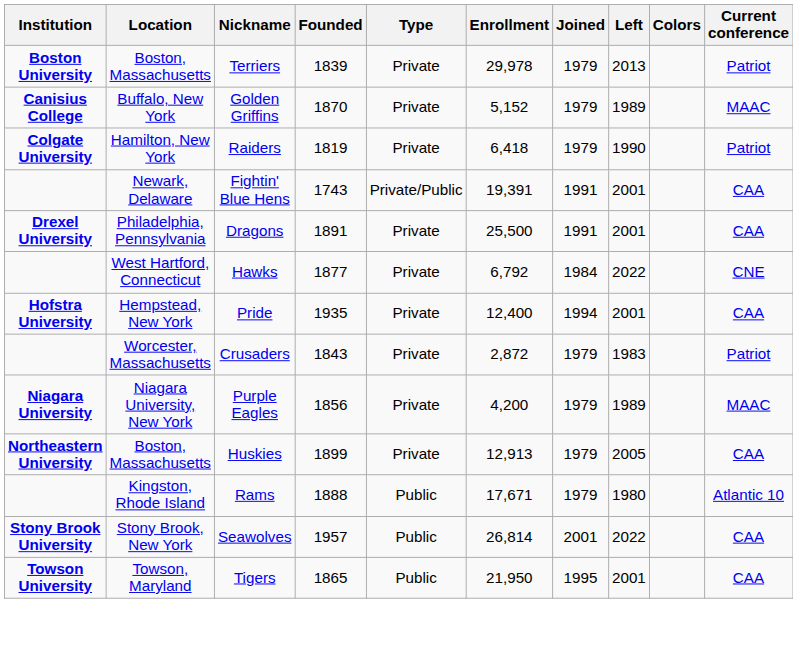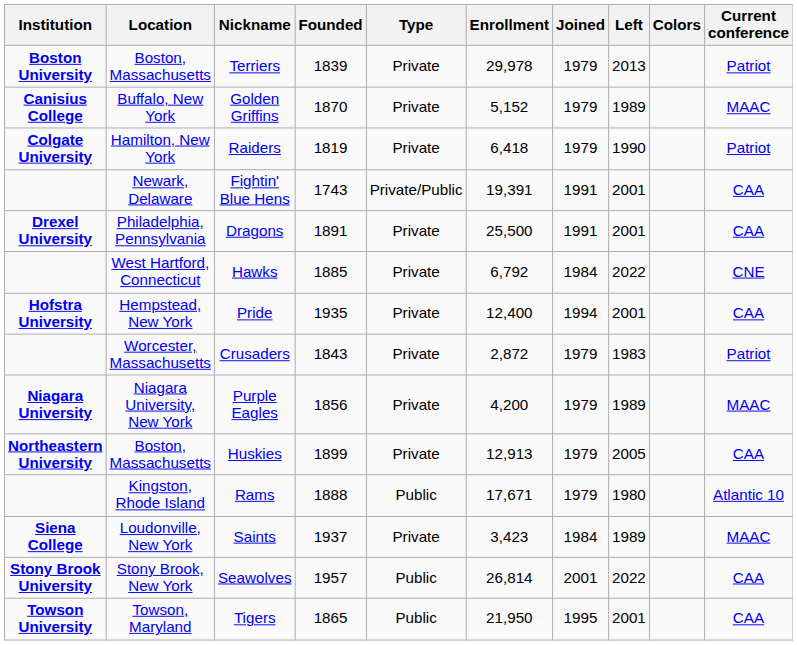(331, 272) 1877 -> (331, 272) 1885
+ row: (255, 536)
